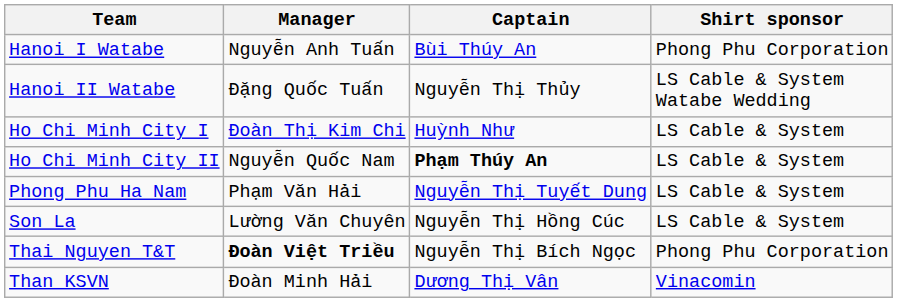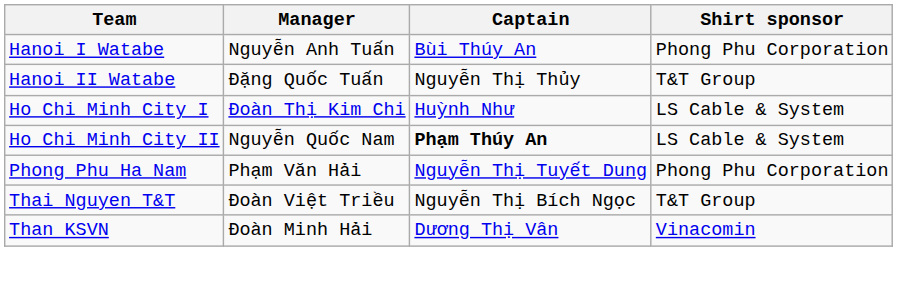(750, 91) LS Cable & System Watabe Wedding -> (706, 80) T&T Group
(750, 191) LS Cable & System -> (772, 170) Phong Phu Corporation
- row: (42, 222)
(311, 252) bold -> (311, 200) normal
(772, 252) Phong Phu Corporation -> (706, 200) T&T Group
